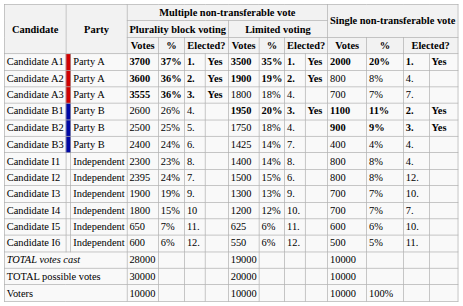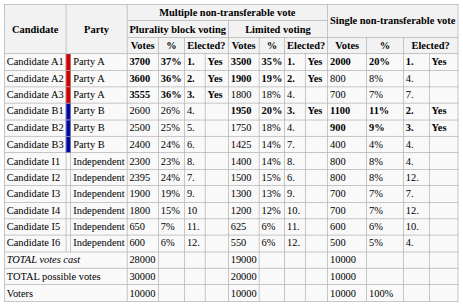(412, 194) 10. -> (410, 194) 7.
(410, 210) 7. -> (412, 210) 12.
(412, 243) 11. -> (410, 243) 4.
